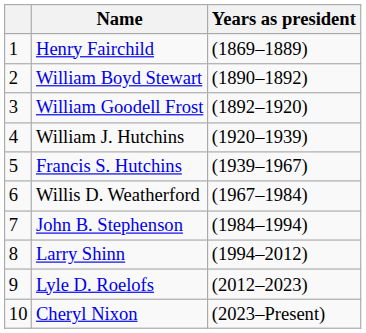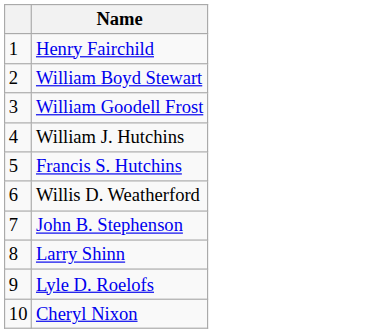- column: (284, 19)
